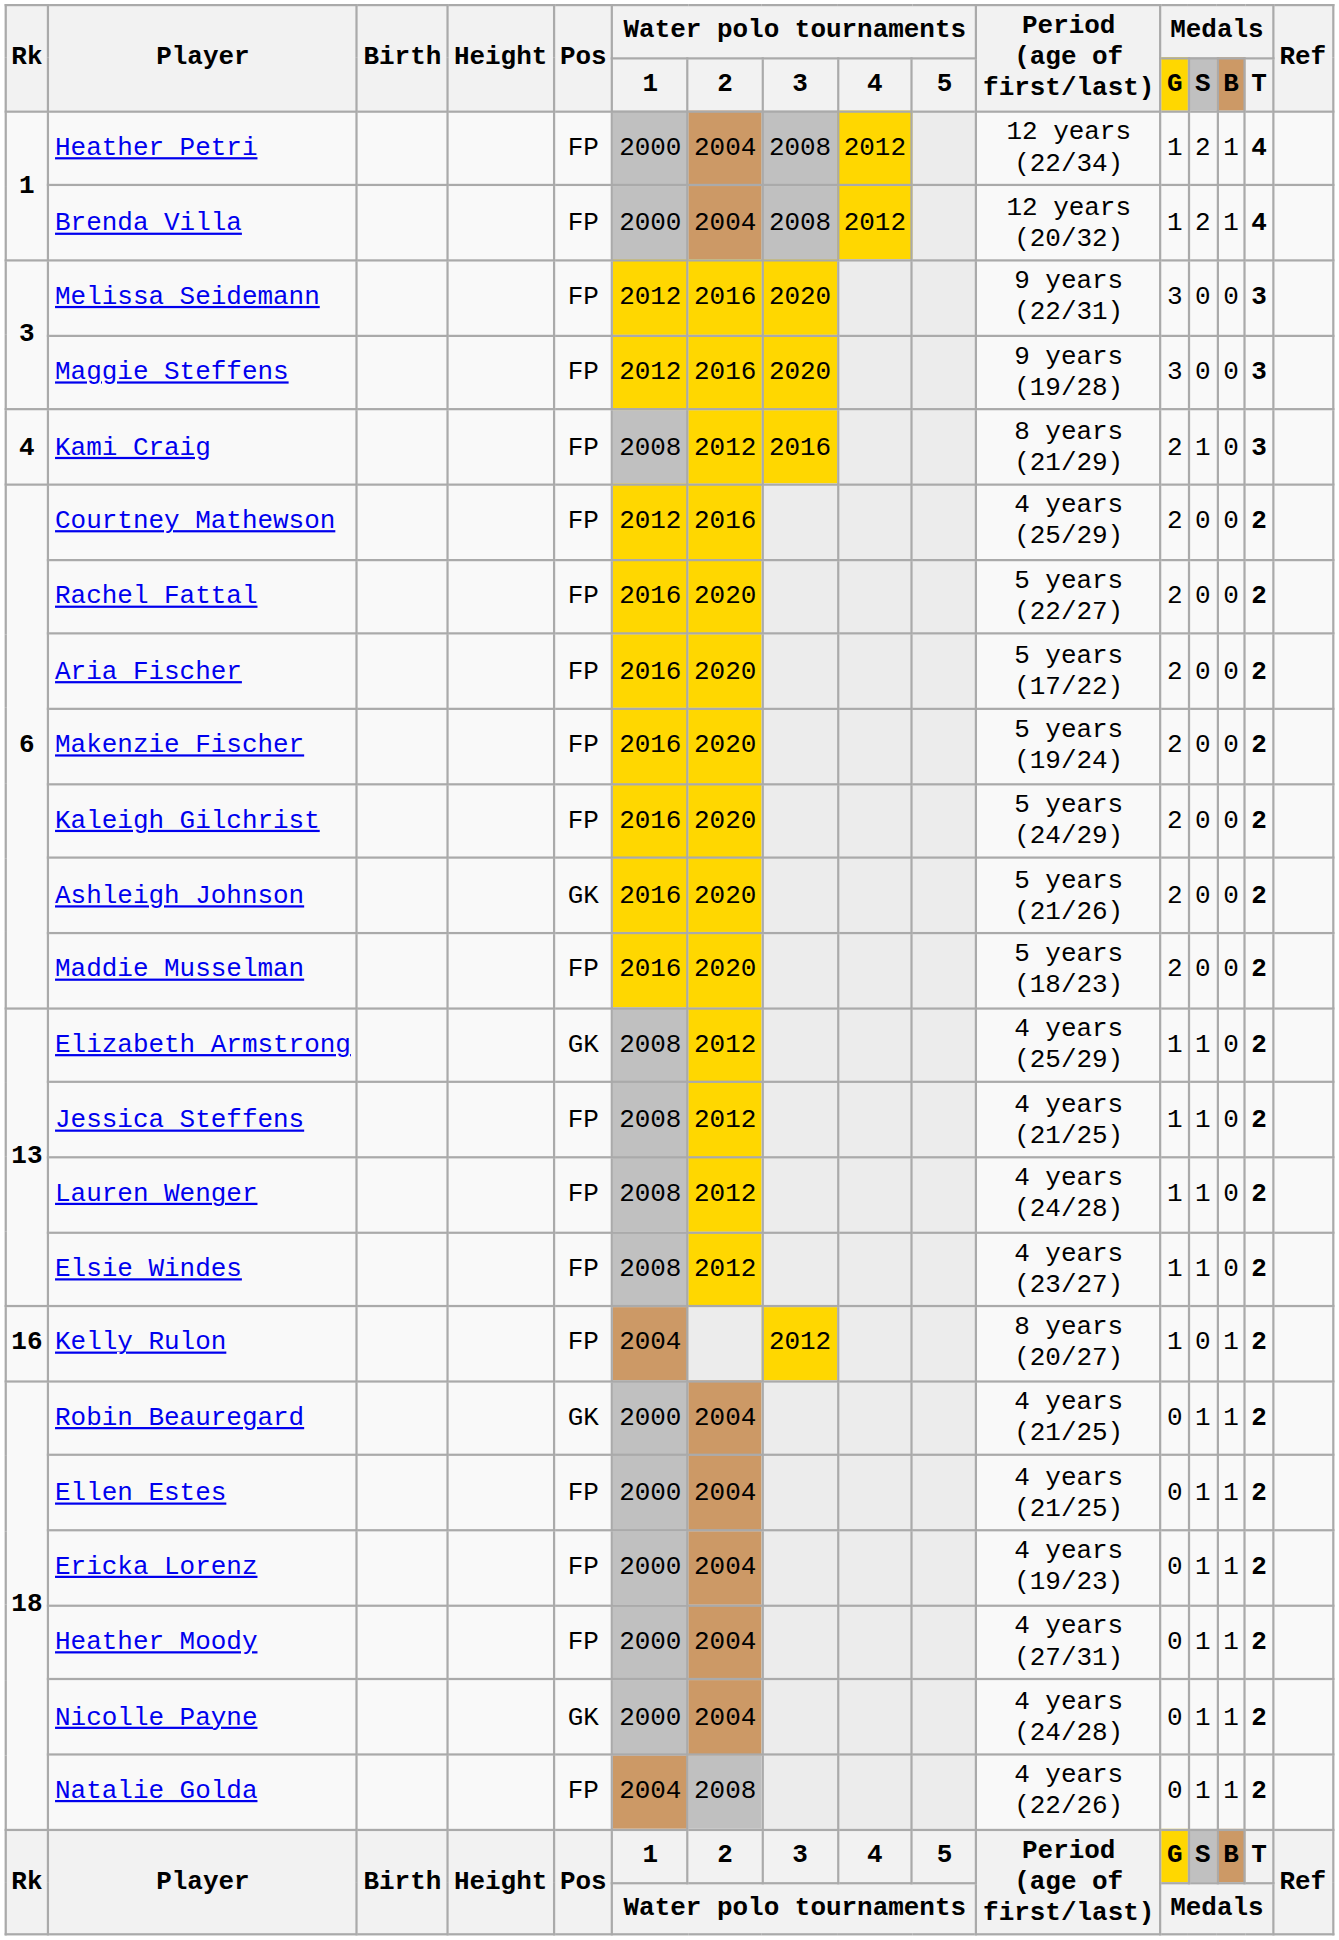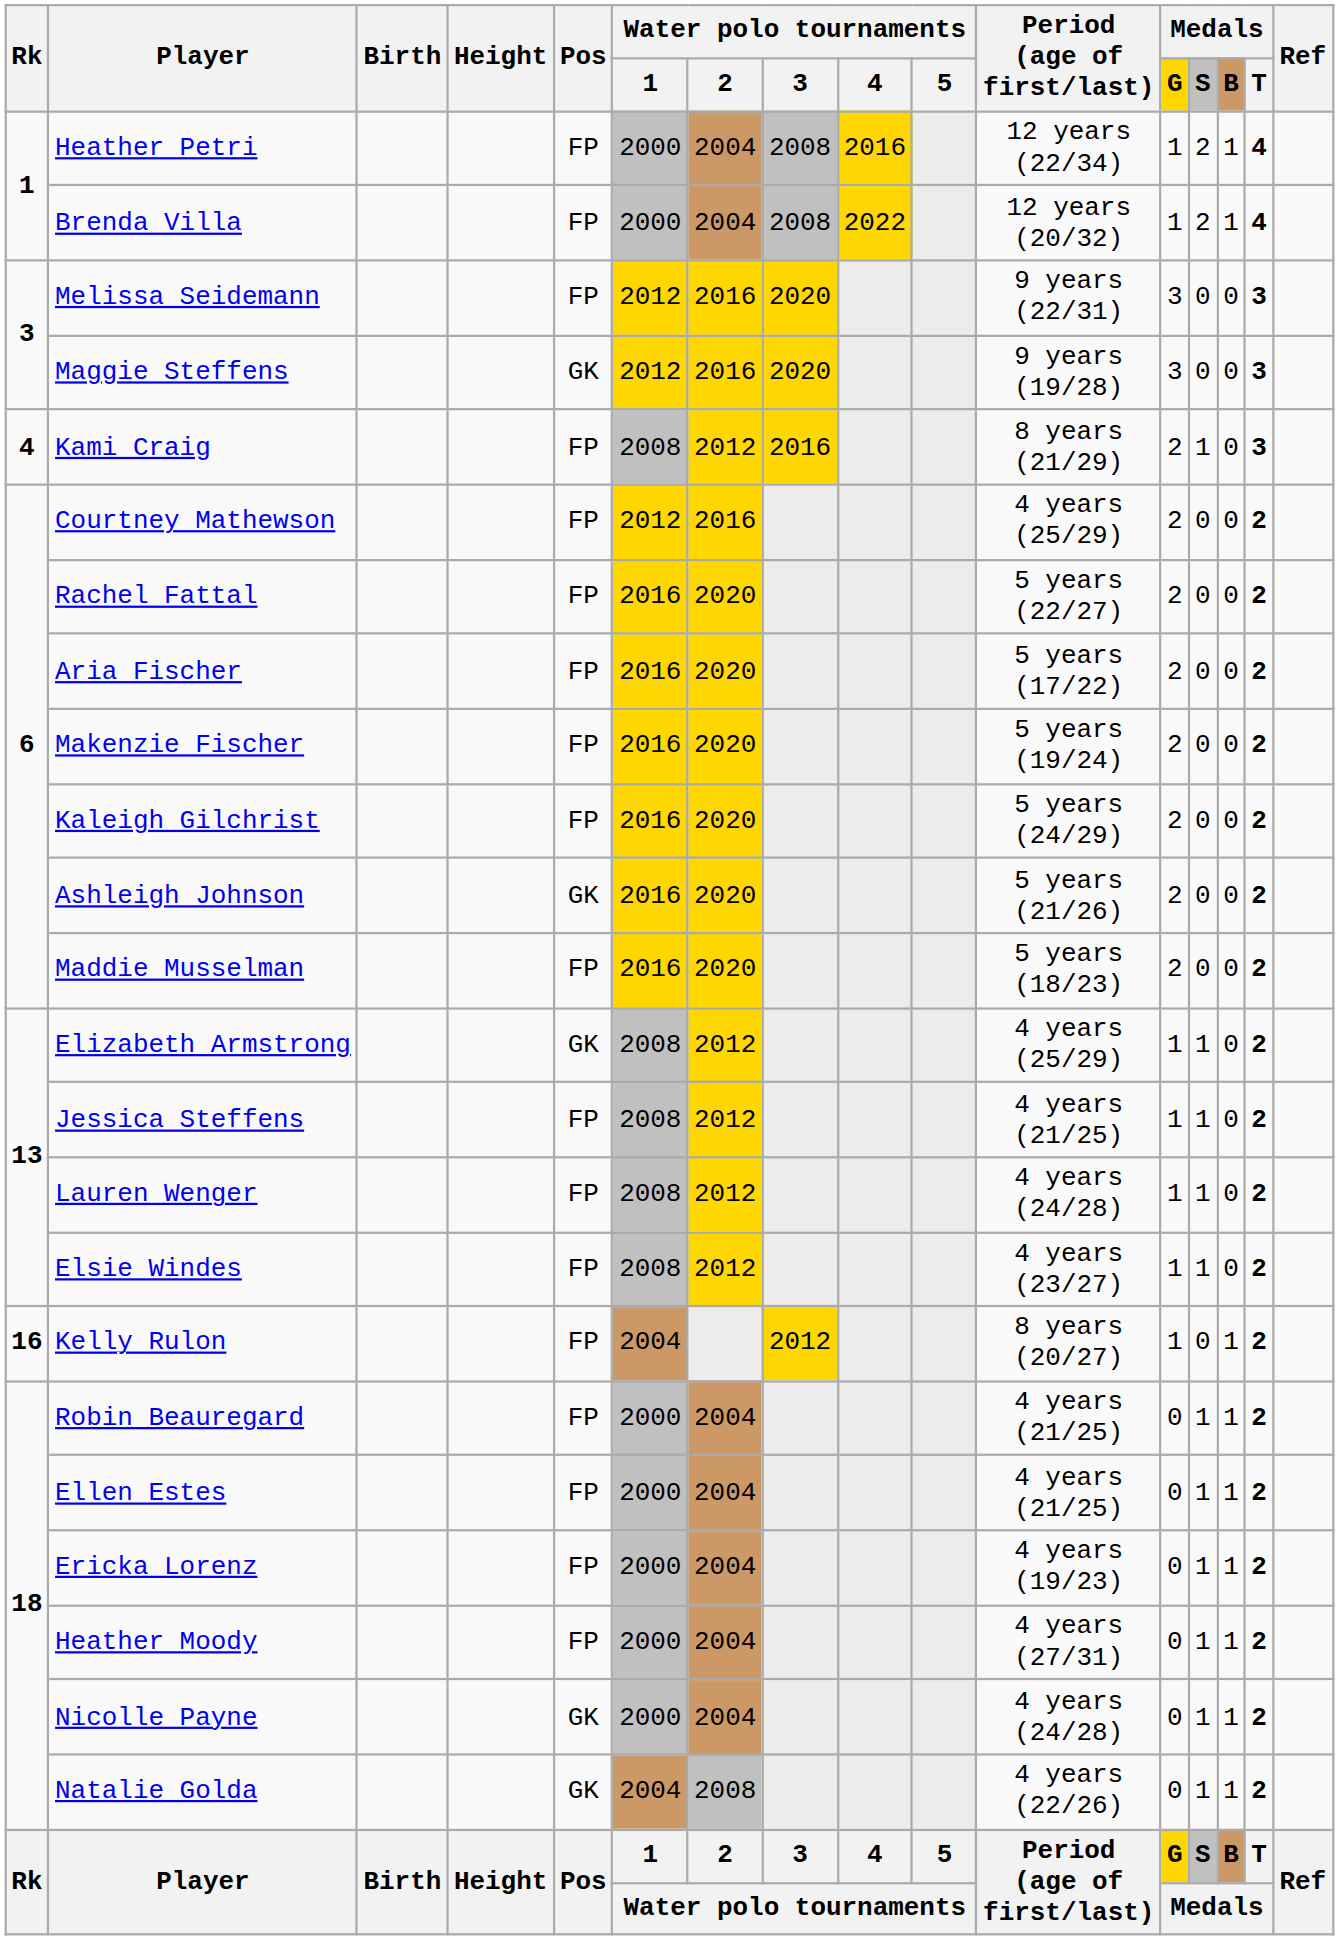(875, 148) 2012 -> (875, 148) 2016
(875, 223) 2012 -> (875, 223) 2022
(583, 372) FP -> (583, 372) GK
(583, 1418) GK -> (583, 1418) FP
(583, 1792) FP -> (583, 1792) GK
